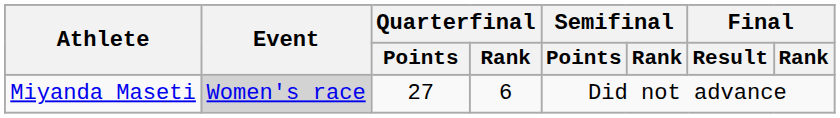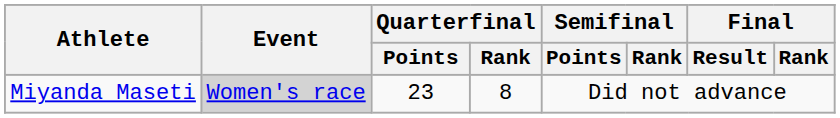(421, 93) 27 -> (421, 93) 23
(506, 93) 6 -> (506, 93) 8
